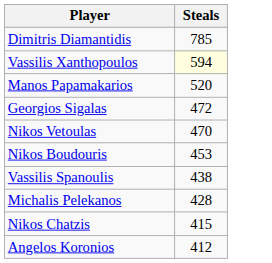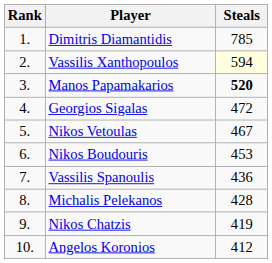+ column: (25, 16)
(201, 85) normal -> (242, 85) bold
(201, 131) 470 -> (242, 131) 467
(201, 177) 438 -> (242, 177) 436
(201, 223) 415 -> (242, 223) 419
